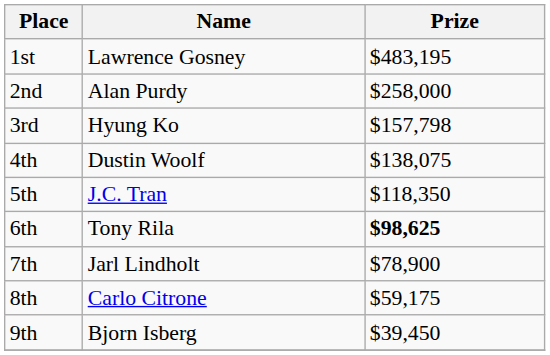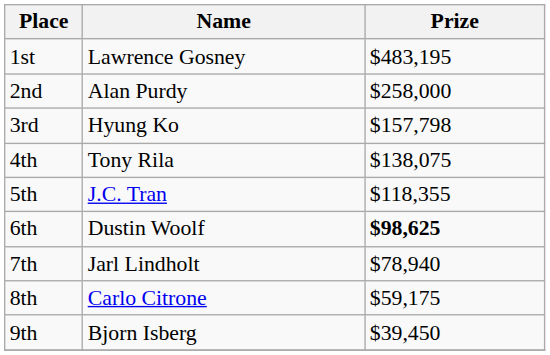(146, 159) Dustin Woolf -> (131, 159) Tony Rila
(410, 194) $118,350 -> (410, 194) $118,355
(131, 228) Tony Rila -> (146, 228) Dustin Woolf
(405, 263) $78,900 -> (405, 263) $78,940
